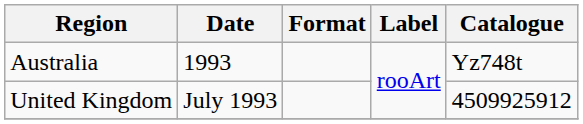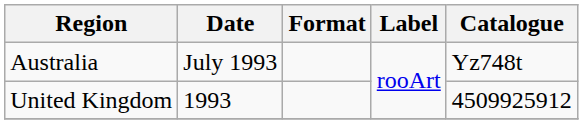(207, 61) 1993 -> (230, 61) July 1993
(230, 99) July 1993 -> (207, 99) 1993
